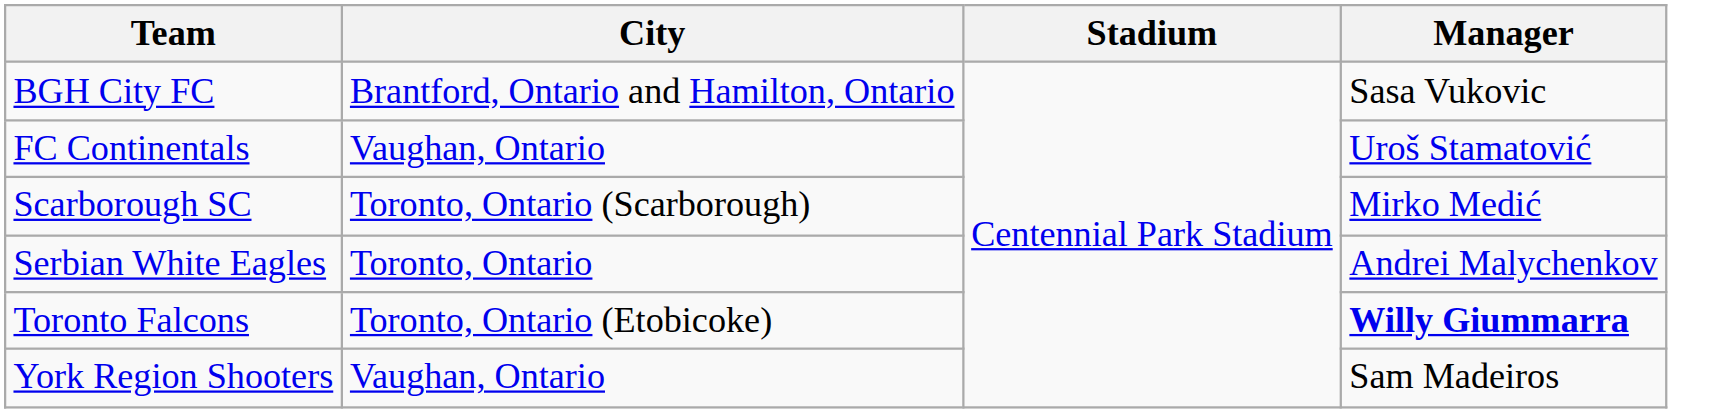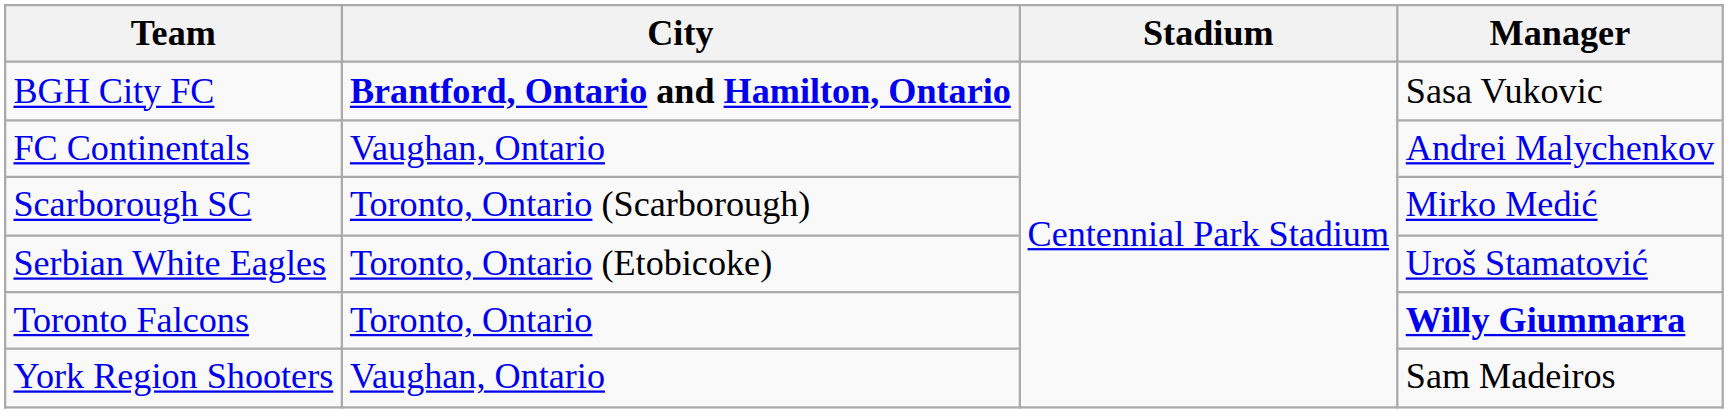(652, 90) normal -> (680, 90) bold
(1470, 147) Uroš Stamatović -> (1560, 147) Andrei Malychenkov
(471, 262) Toronto, Ontario -> (561, 262) Toronto, Ontario (Etobicoke)
(1504, 262) Andrei Malychenkov -> (1527, 262) Uroš Stamatović
(561, 319) Toronto, Ontario (Etobicoke) -> (471, 319) Toronto, Ontario
